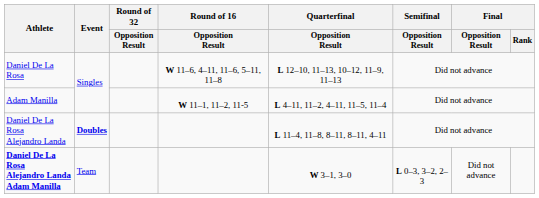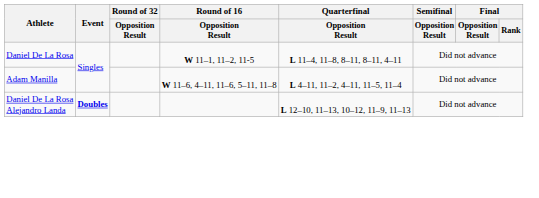(213, 76) W 11–6, 4–11, 11–6, 5–11, 11–8 -> (219, 60) W 11–1, 11–2, 11-5
(330, 76) L 12–10, 11–13, 10–12, 11–9, 11–13 -> (346, 60) L 11–4, 11–8, 8–11, 8–11, 4–11
(213, 106) W 11–1, 11–2, 11-5 -> (219, 85) W 11–6, 4–11, 11–6, 5–11, 11–8
(330, 136) L 11–4, 11–8, 8–11, 8–11, 4–11 -> (346, 110) L 12–10, 11–13, 10–12, 11–9, 11–13
- row: (39, 171)
